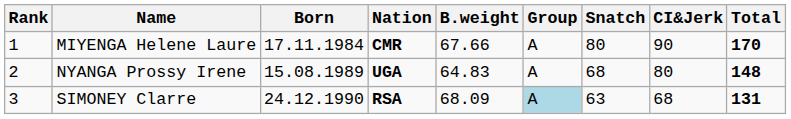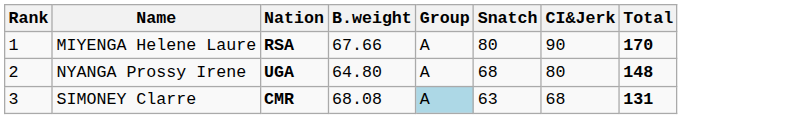- column: (314, 18)
(387, 45) CMR -> (279, 45) RSA
(465, 72) 64.83 -> (357, 72) 64.80
(387, 100) RSA -> (279, 100) CMR
(465, 100) 68.09 -> (357, 100) 68.08
